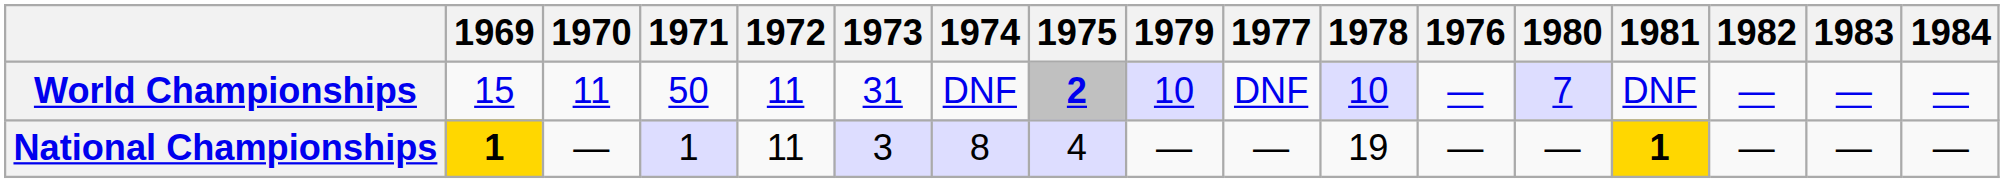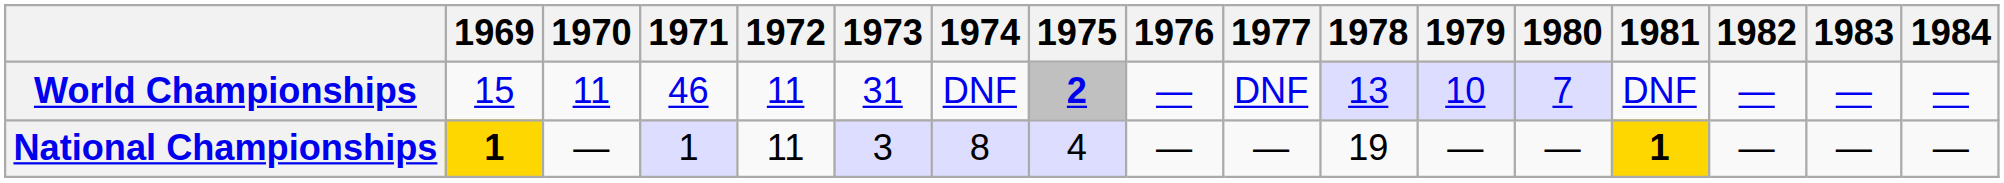columns swapped: (1465, 33) <-> (1174, 33)
(688, 90) 50 -> (688, 90) 46
(1368, 90) 10 -> (1368, 90) 13
